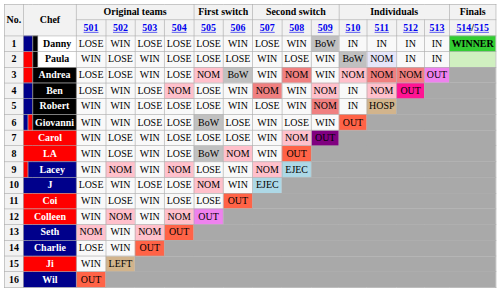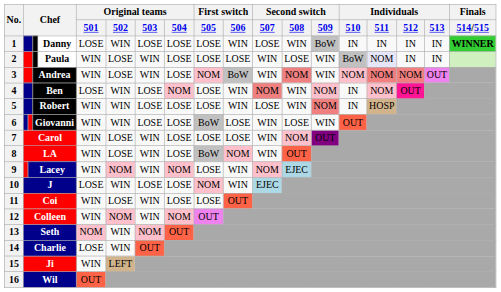(91, 75) LOSE -> (91, 75) WIN
